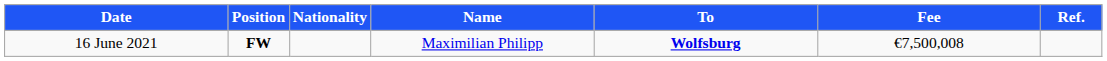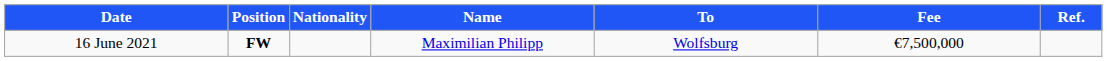(706, 43) bold -> (706, 43) normal
(929, 43) €7,500,008 -> (929, 43) €7,500,000
